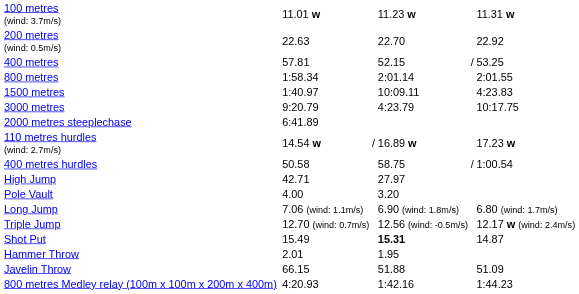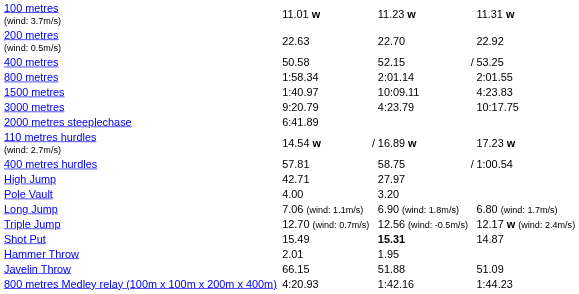(296, 62) 57.81 -> (296, 62) 50.58
(296, 164) 50.58 -> (296, 164) 57.81
